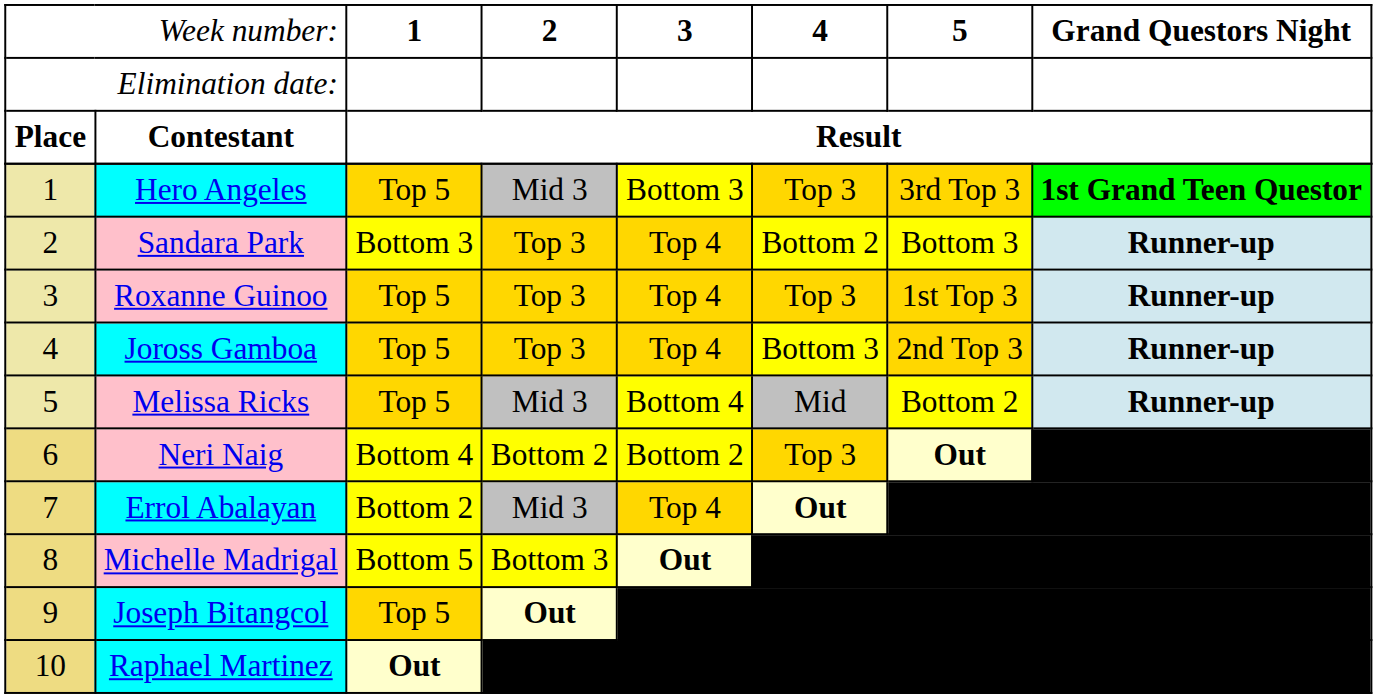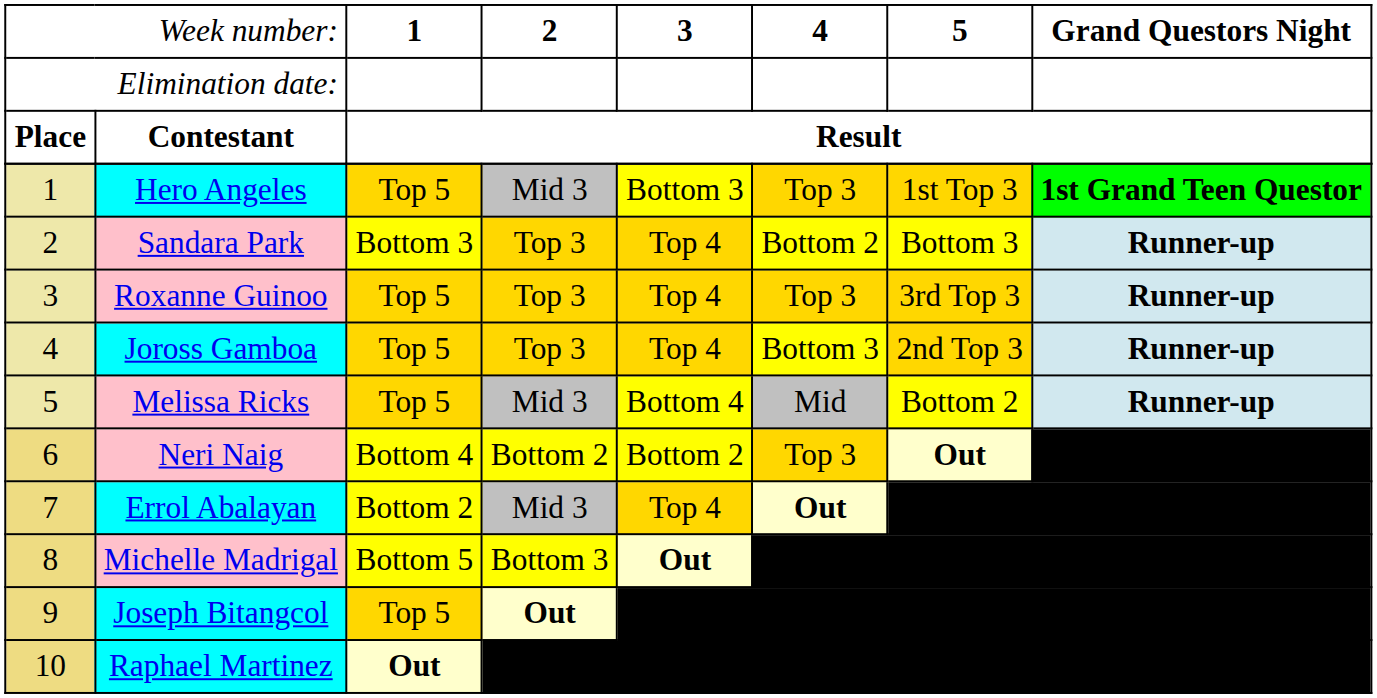(960, 189) 3rd Top 3 -> (960, 189) 1st Top 3
(960, 295) 1st Top 3 -> (960, 295) 3rd Top 3
